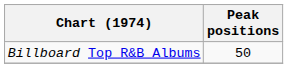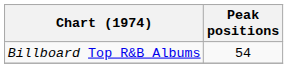(243, 53) 50 -> (243, 53) 54
